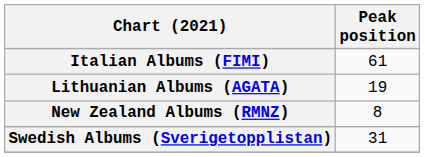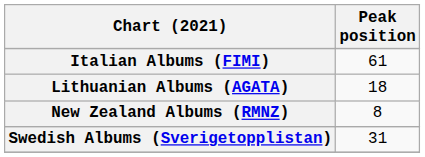(378, 88) 19 -> (378, 88) 18
